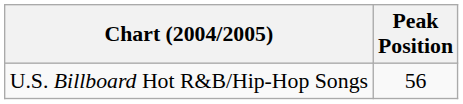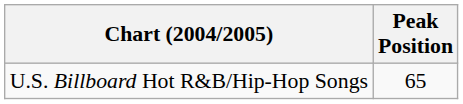(416, 80) 56 -> (416, 80) 65
